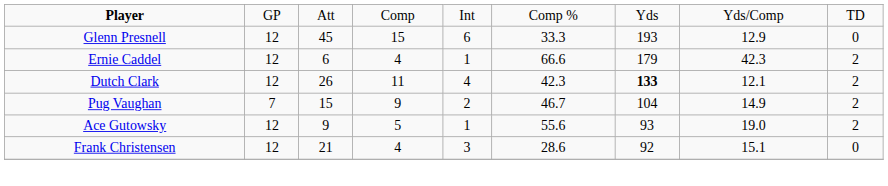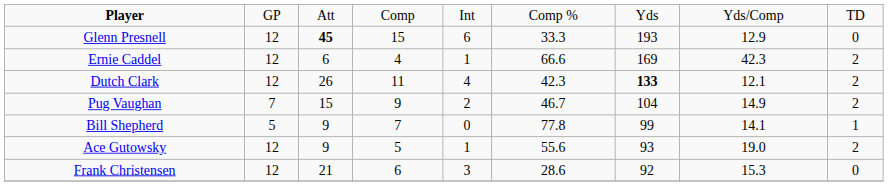(326, 37) normal -> (326, 37) bold
(647, 59) 179 -> (647, 59) 169
+ row: (125, 125)
(398, 147) 4 -> (398, 170) 6
(753, 147) 15.1 -> (753, 170) 15.3
